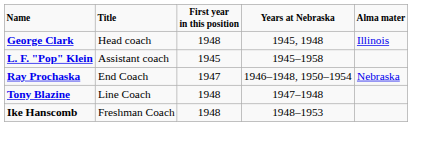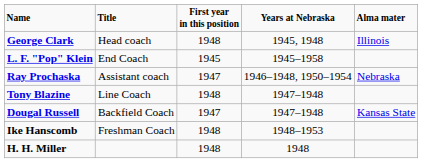(133, 58) Assistant coach -> (123, 58) End Coach
(123, 76) End Coach -> (133, 76) Assistant coach
+ row: (43, 112)
+ row: (37, 148)
